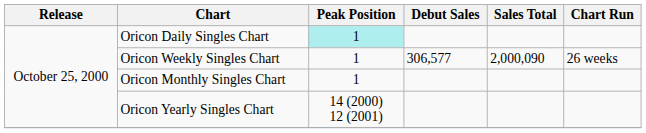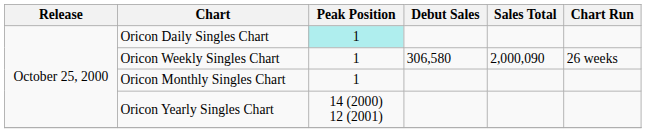(429, 58) 306,577 -> (429, 58) 306,580
